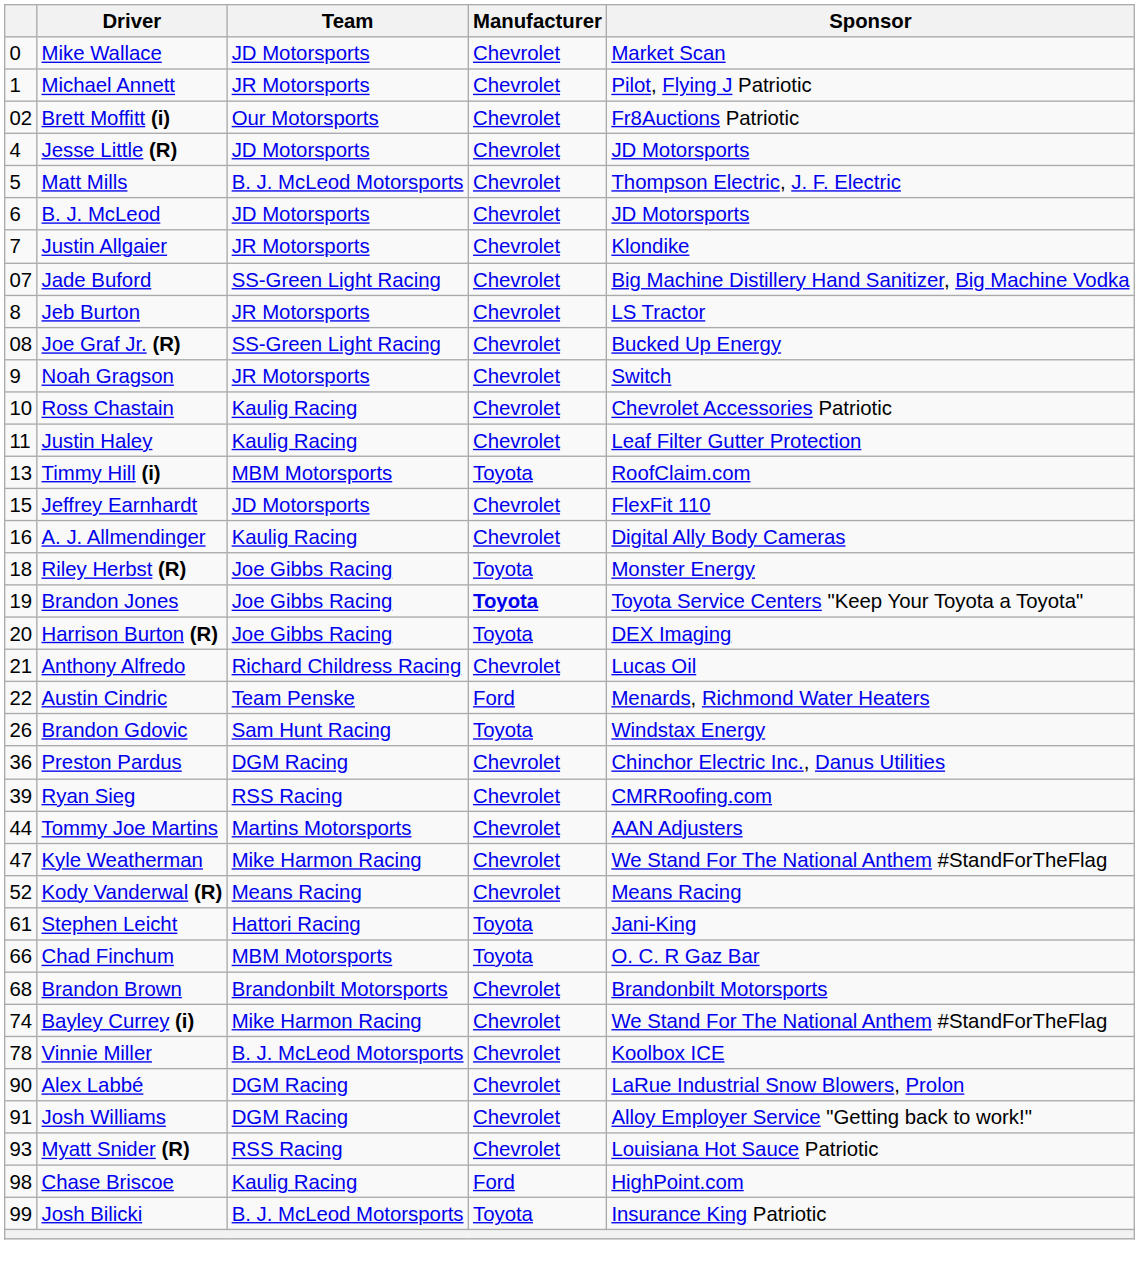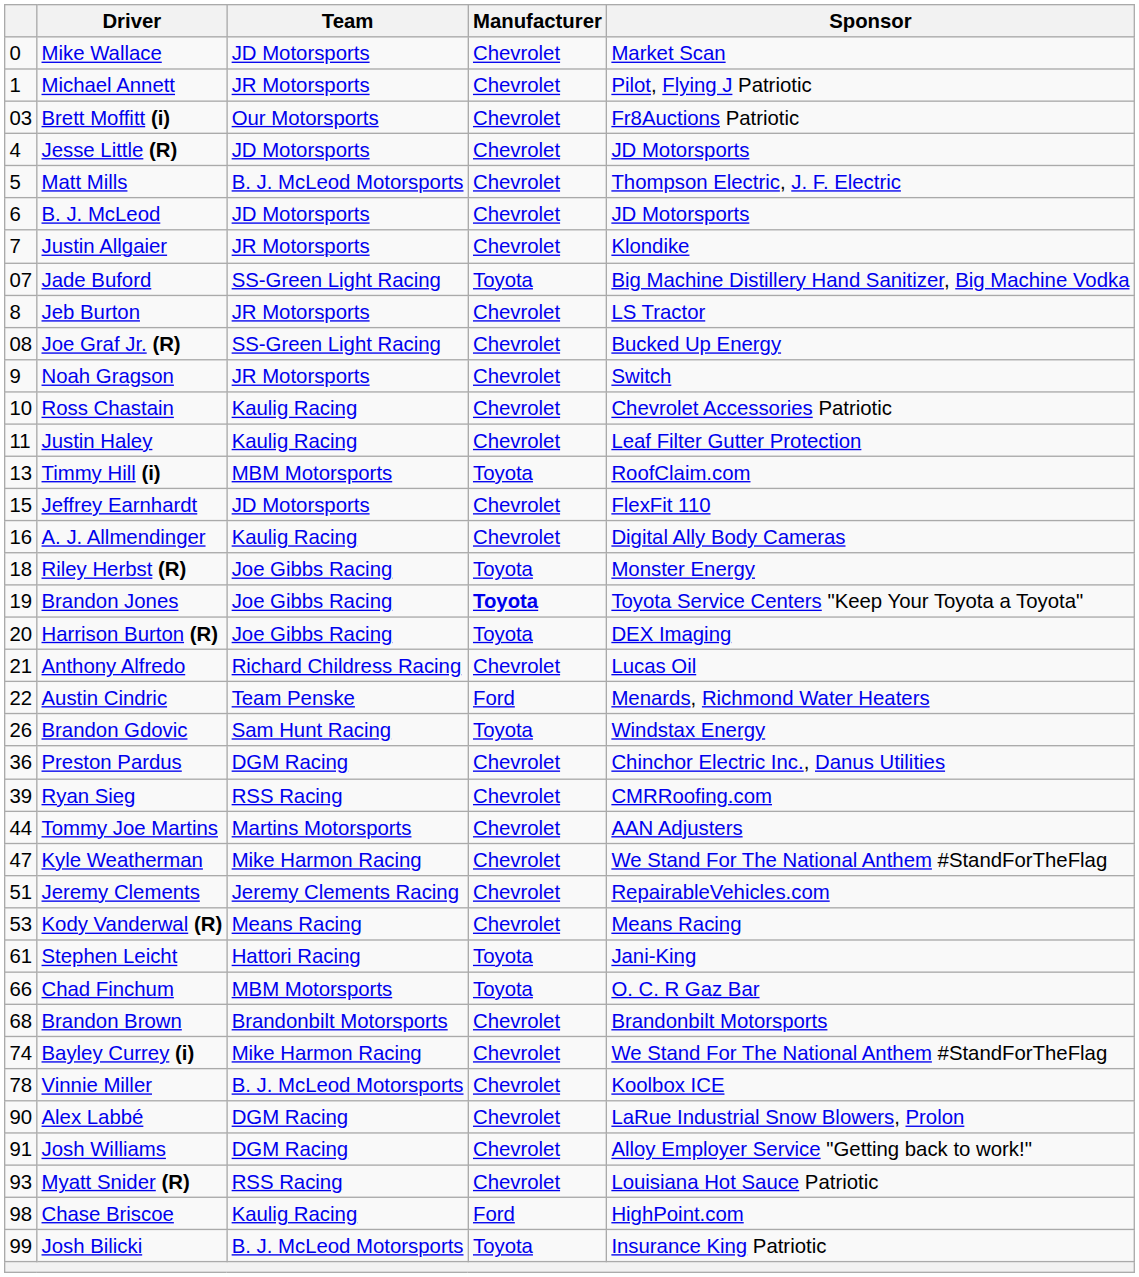(21, 118) 02 -> (21, 118) 03
(517, 279) Chevrolet -> (503, 279) Toyota
+ row: (121, 892)
(21, 892) 52 -> (21, 924) 53
